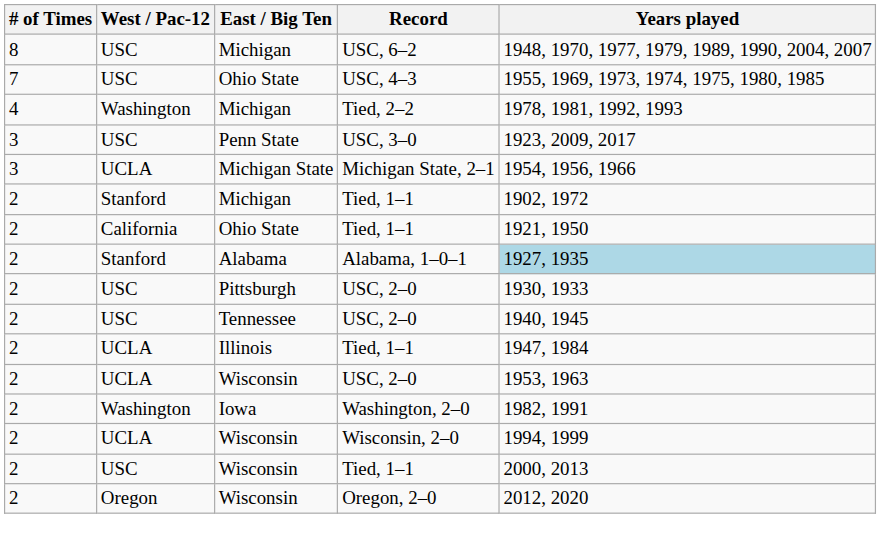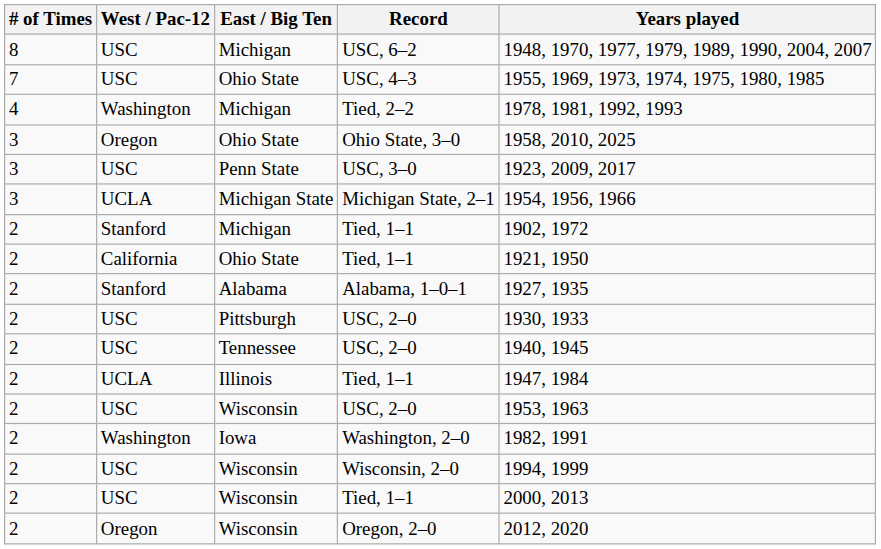+ row: (259, 139)
(546, 259) lightblue background -> (546, 288) no background
(127, 378) UCLA -> (119, 408) USC
(127, 438) UCLA -> (119, 468) USC
